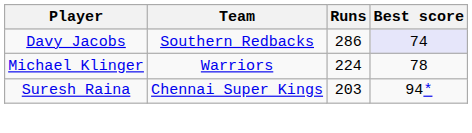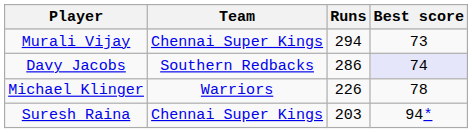+ row: (76, 41)
(348, 66) 224 -> (348, 91) 226
